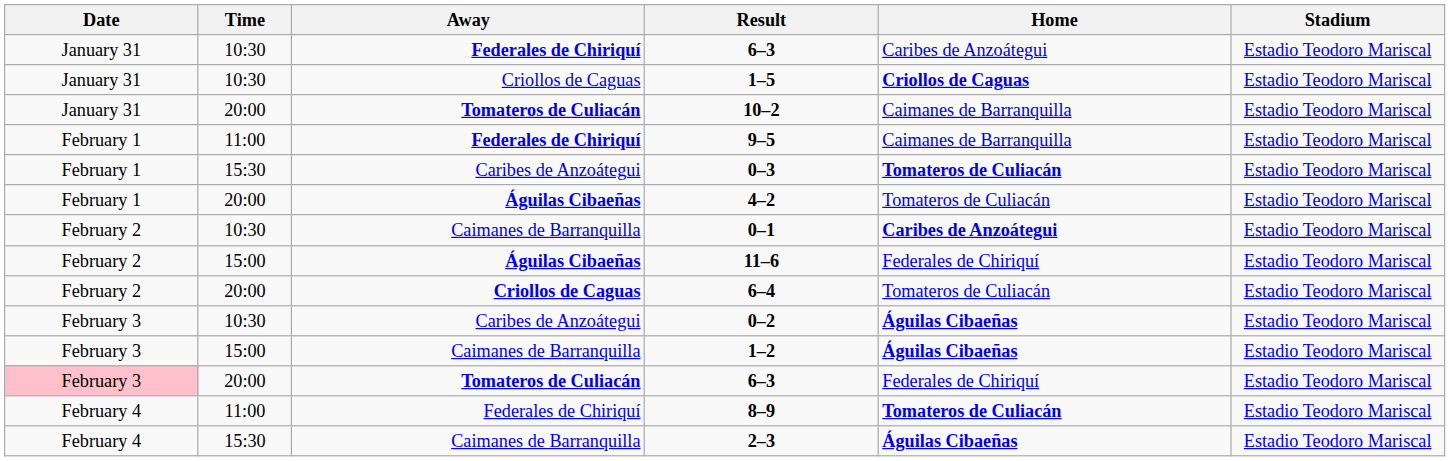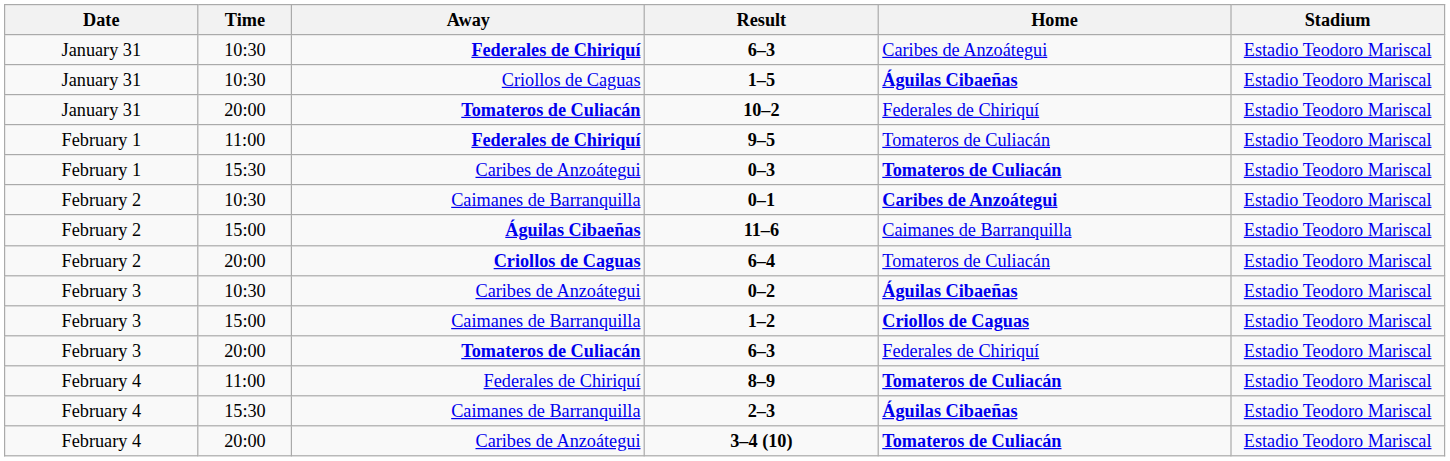(956, 79) Criollos de Caguas -> (950, 79) Águilas Cibaeñas
(977, 109) Caimanes de Barranquilla -> (961, 109) Federales de Chiriquí
(977, 140) Caimanes de Barranquilla -> (966, 140) Tomateros de Culiacán
- row: (573, 200)
(961, 260) Federales de Chiriquí -> (977, 230) Caimanes de Barranquilla
(950, 350) Águilas Cibaeñas -> (956, 320) Criollos de Caguas
(101, 380) pink background -> (101, 350) no background
+ row: (558, 440)
